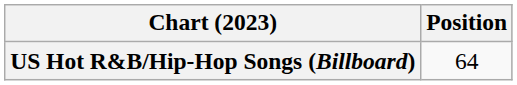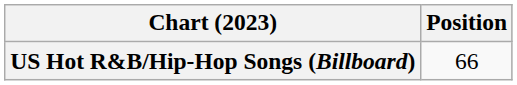(467, 60) 64 -> (467, 60) 66
